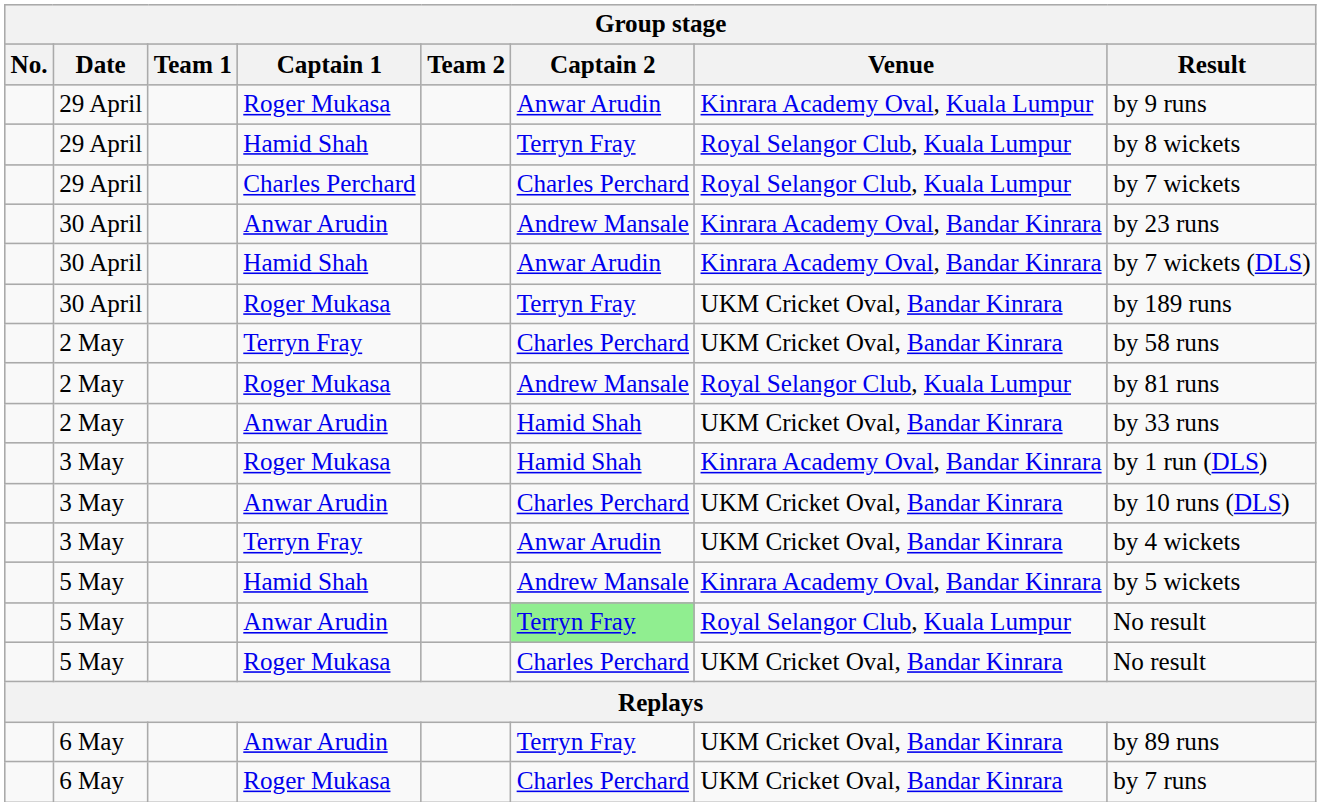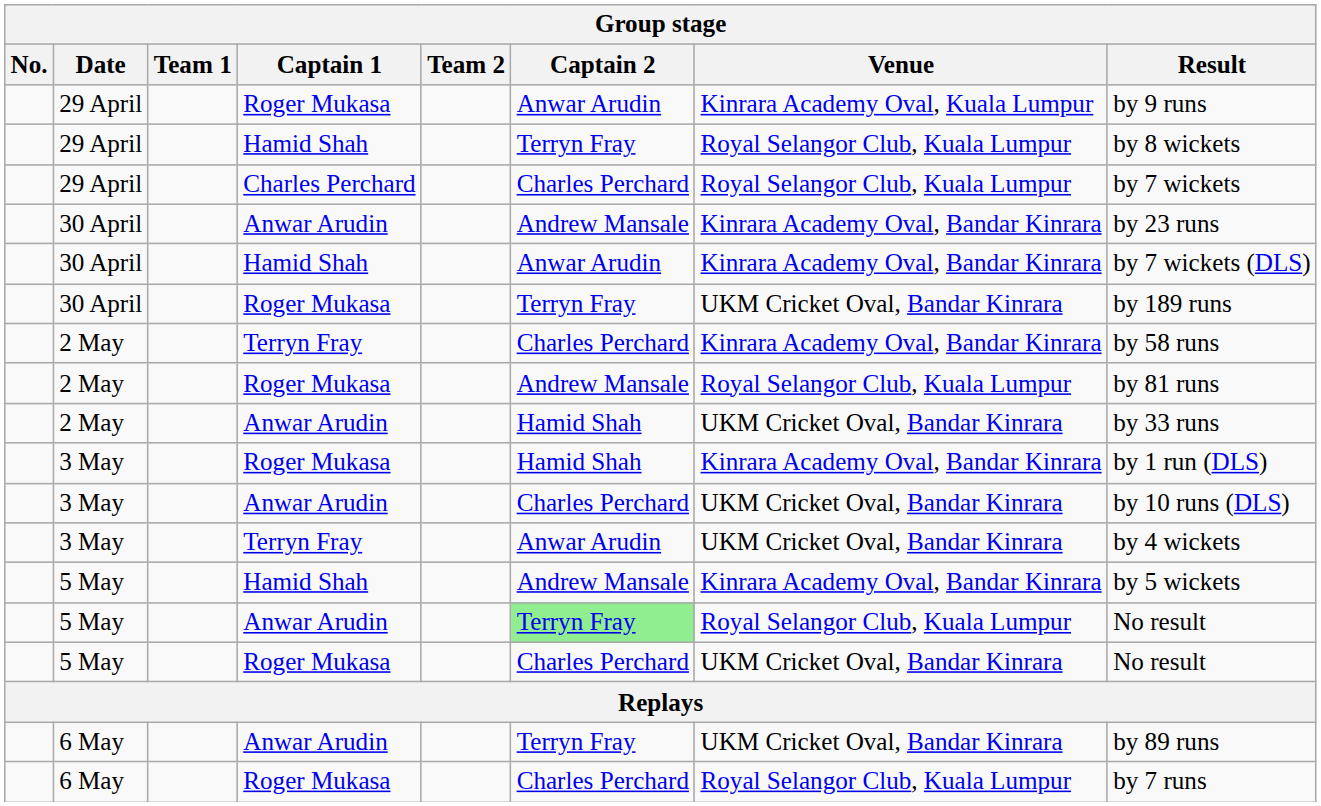(882, 343) UKM Cricket Oval, Bandar Kinrara -> (901, 343) Kinrara Academy Oval, Bandar Kinrara
(882, 781) UKM Cricket Oval, Bandar Kinrara -> (886, 781) Royal Selangor Club, Kuala Lumpur
